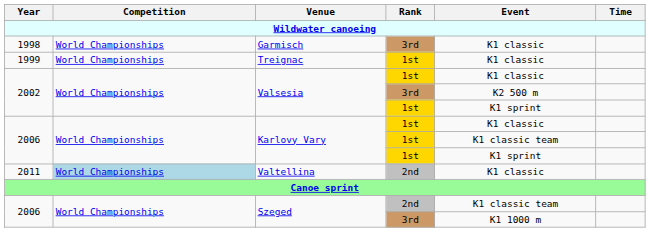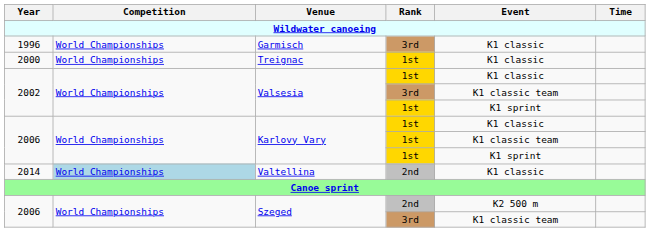(29, 44) 1998 -> (29, 44) 1996
(29, 60) 1999 -> (29, 60) 2000
(515, 92) K2 500 m -> (515, 92) K1 classic team
(29, 171) 2011 -> (29, 171) 2014
(515, 203) K1 classic team -> (515, 203) K2 500 m
(515, 219) K1 1000 m -> (515, 219) K1 classic team
